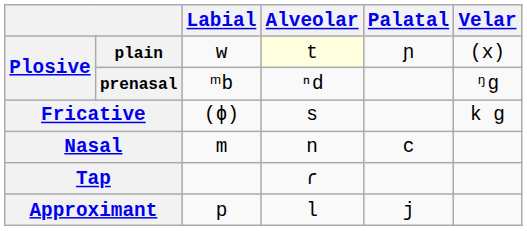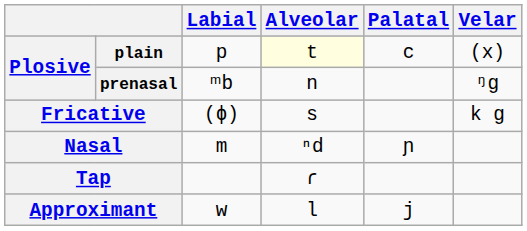(221, 52) w -> (221, 52) p
(408, 52) ɲ -> (408, 52) c
(312, 84) ⁿd -> (312, 84) n
(312, 147) n -> (312, 147) ⁿd
(408, 147) c -> (408, 147) ɲ
(221, 210) p -> (221, 210) w
